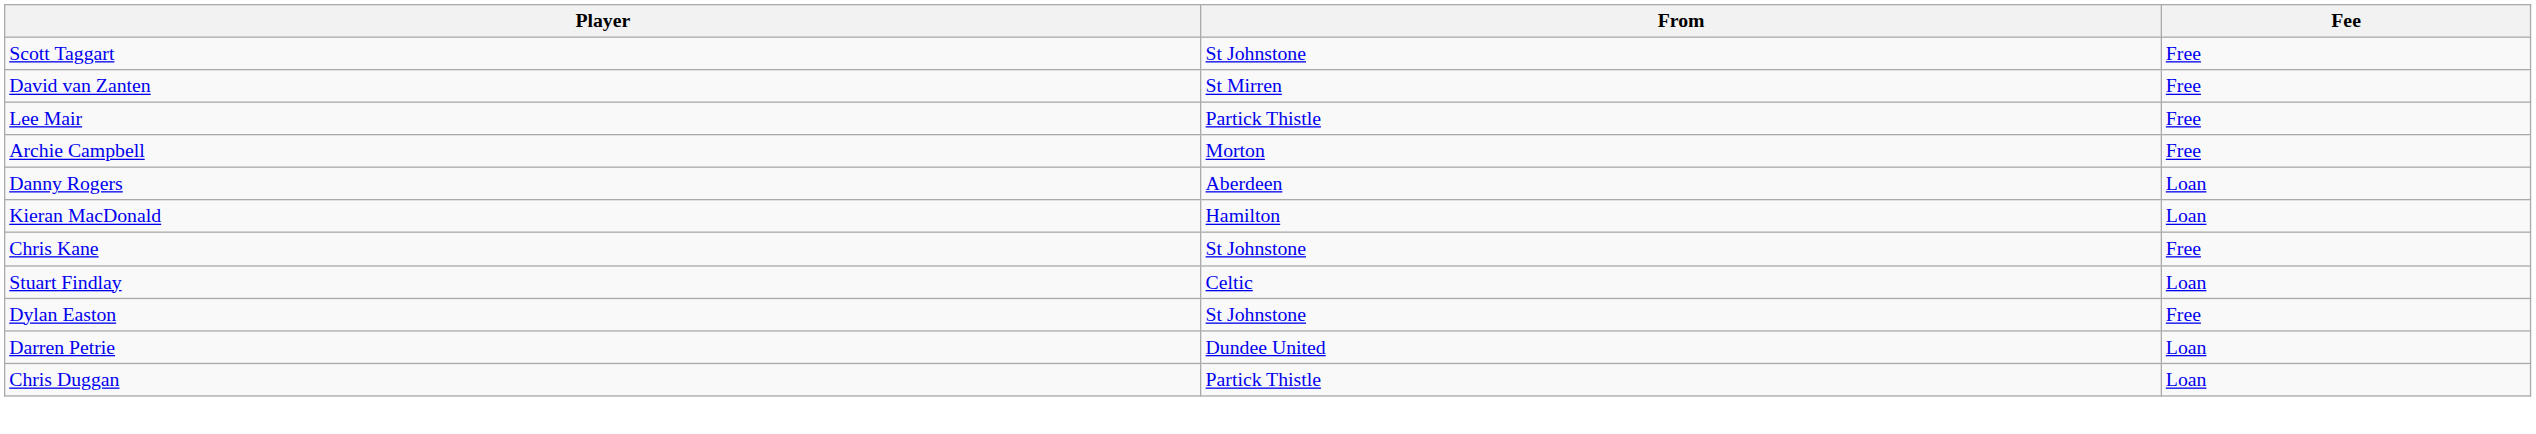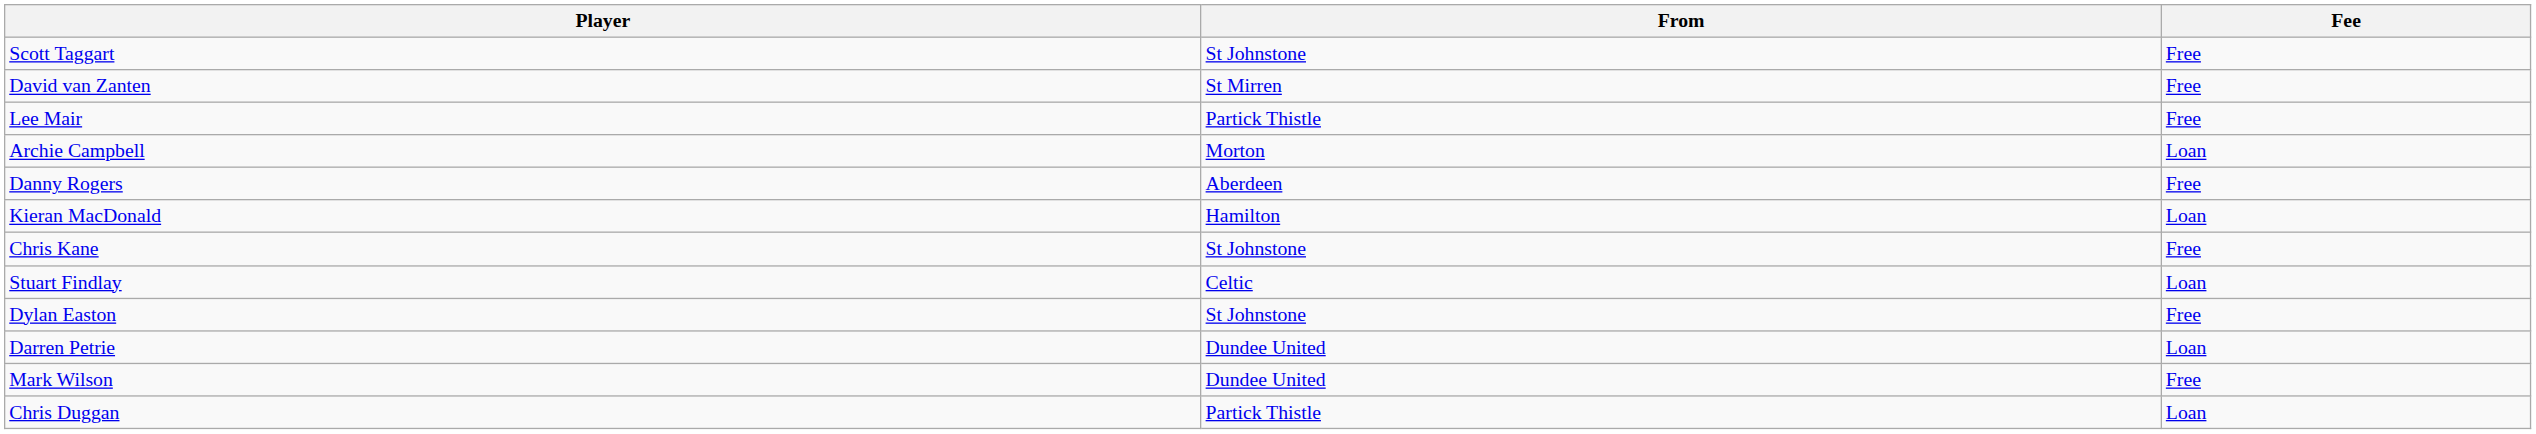(2183, 151) Free -> (2186, 151) Loan
(2186, 183) Loan -> (2183, 183) Free
+ row: (61, 379)
